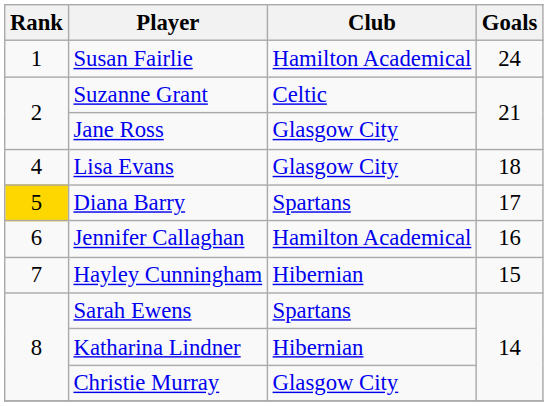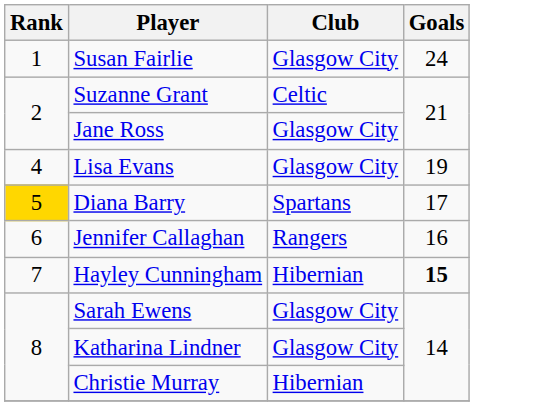(372, 58) Hamilton Academical -> (335, 58) Glasgow City
(510, 166) 18 -> (436, 166) 19
(372, 238) Hamilton Academical -> (310, 238) Rangers
(510, 274) normal -> (436, 274) bold
(312, 310) Spartans -> (335, 310) Glasgow City
(318, 346) Hibernian -> (335, 346) Glasgow City
(335, 382) Glasgow City -> (318, 382) Hibernian
